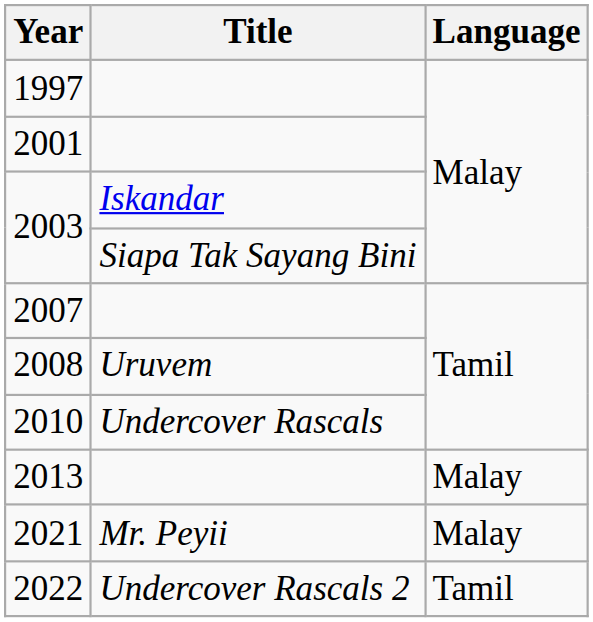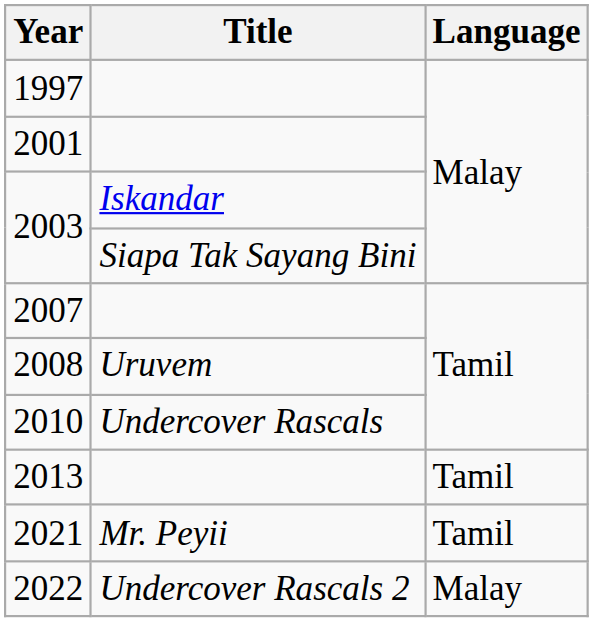(477, 476) Malay -> (473, 476) Tamil
(477, 532) Malay -> (473, 532) Tamil
(473, 587) Tamil -> (477, 587) Malay
